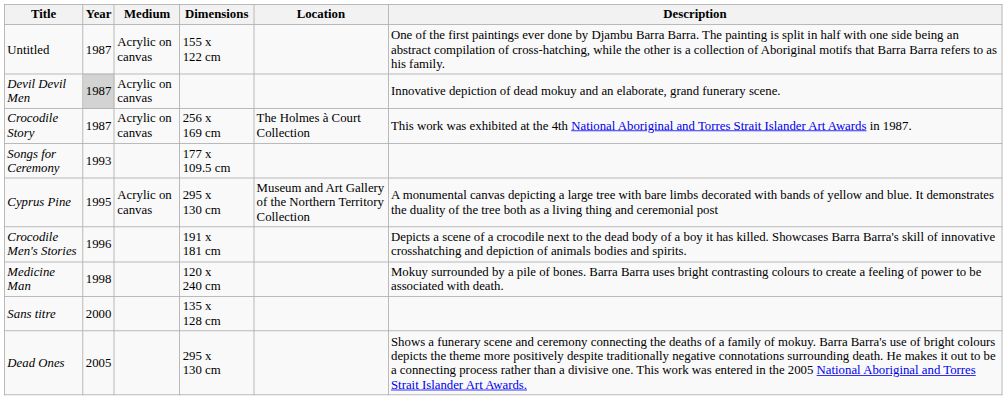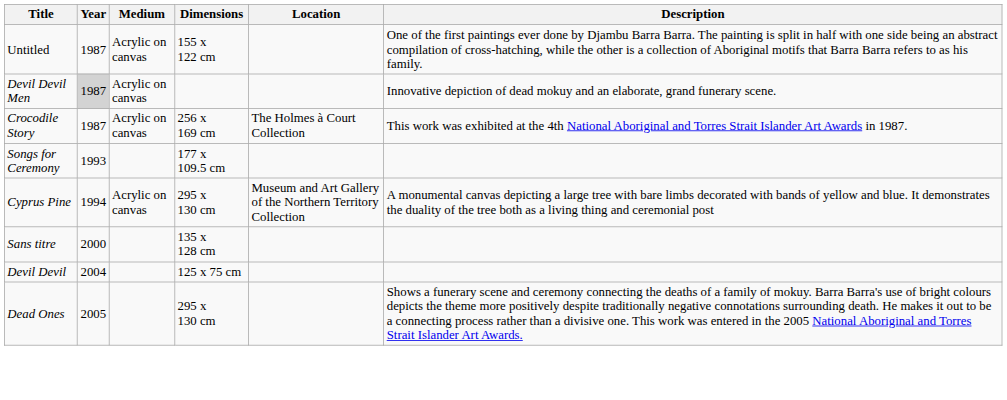(99, 202) 1995 -> (93, 202) 1994
- row: (42, 244)
- row: (31, 279)
+ row: (37, 271)
